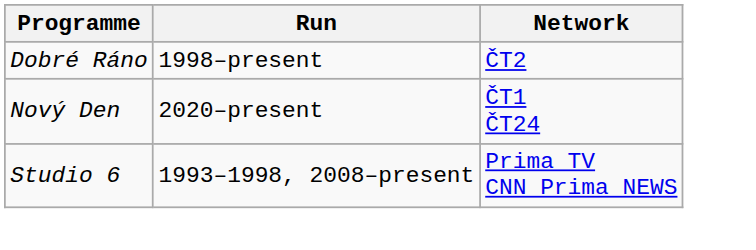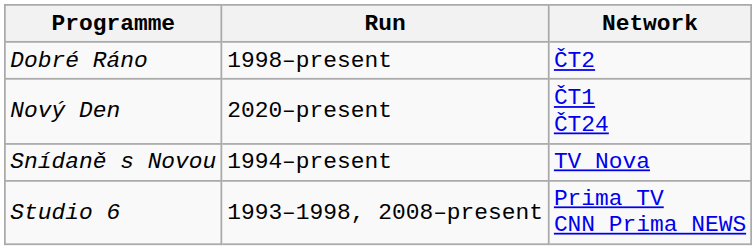+ row: (113, 162)
